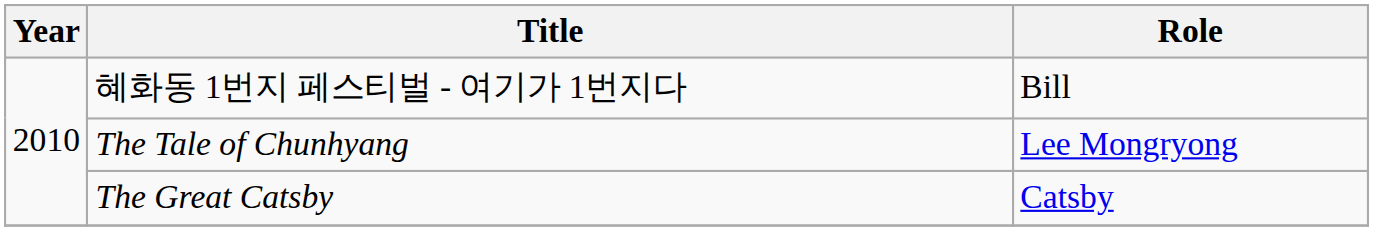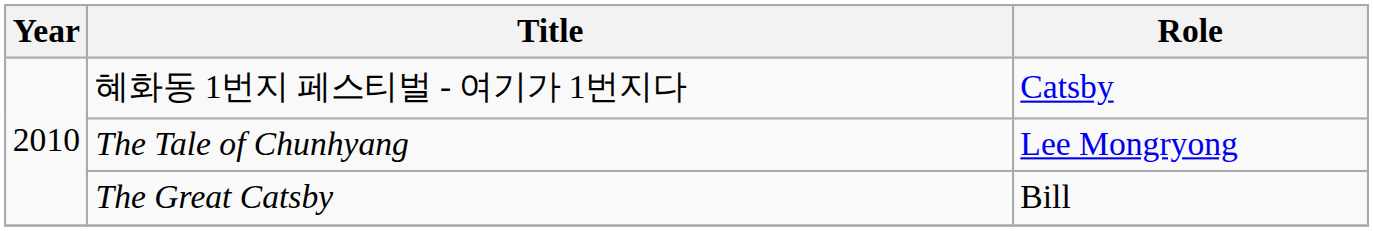(1046, 87) Bill -> (1067, 87) Catsby
(1067, 197) Catsby -> (1046, 197) Bill
